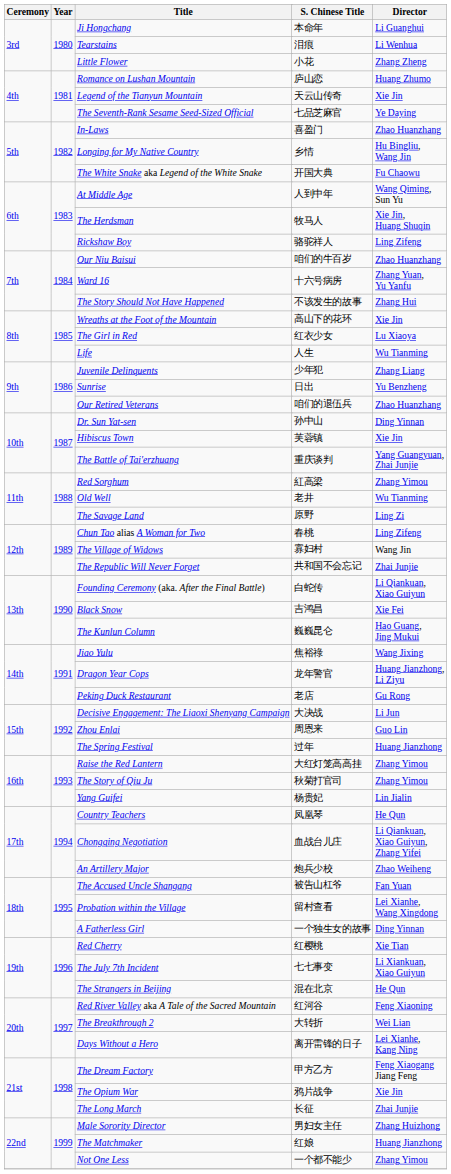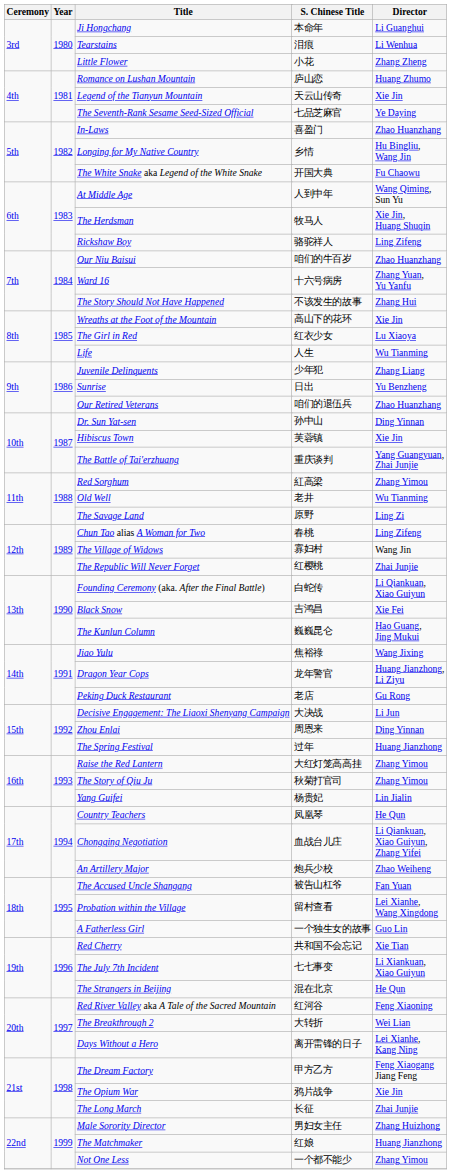(328, 566) 共和国不会忘记 -> (308, 566) 红樱桃
(391, 730) Guo Lin -> (400, 730) Ding Yinnan
(400, 929) Ding Yinnan -> (391, 929) Guo Lin
(308, 945) 红樱桃 -> (328, 945) 共和国不会忘记
